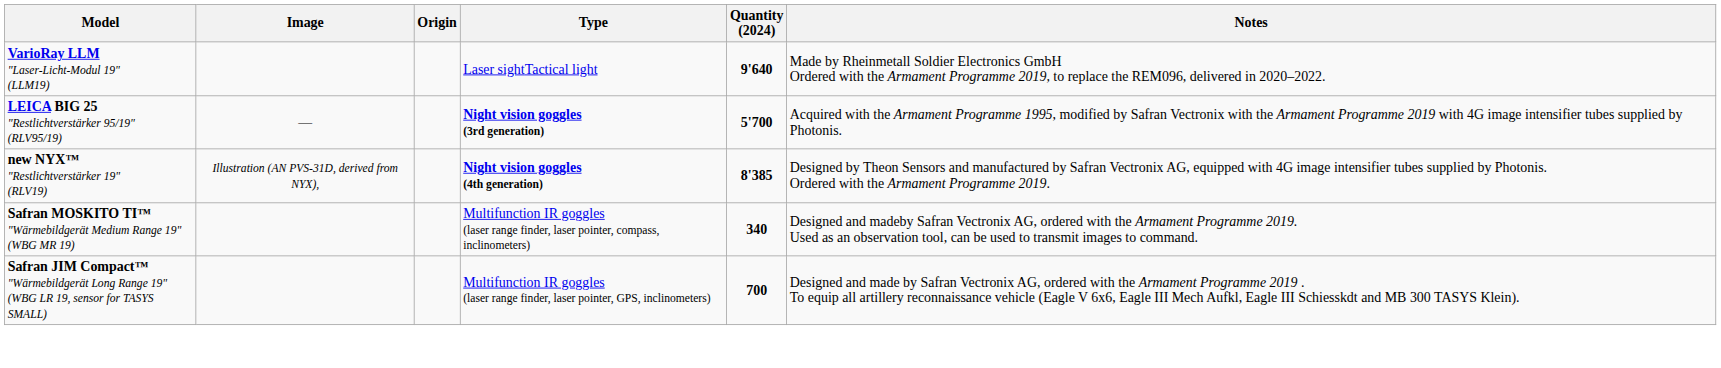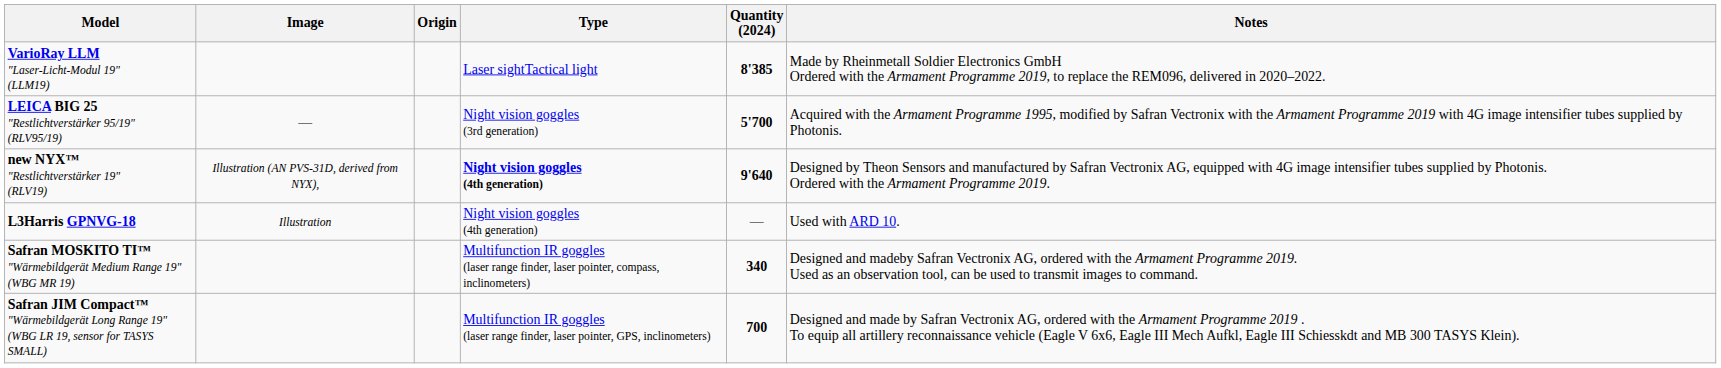(757, 68) 9'640 -> (757, 68) 8'385
(522, 122) bold -> (521, 122) normal
(757, 175) 8'385 -> (757, 175) 9'640
+ row: (72, 221)
